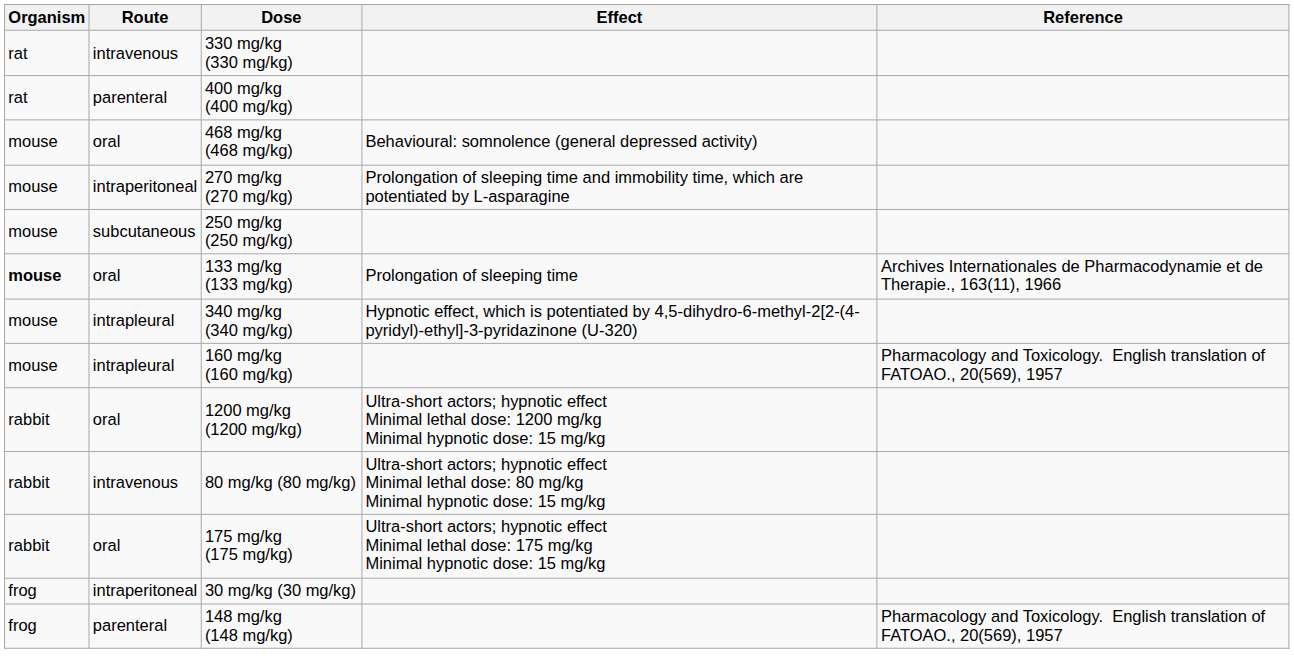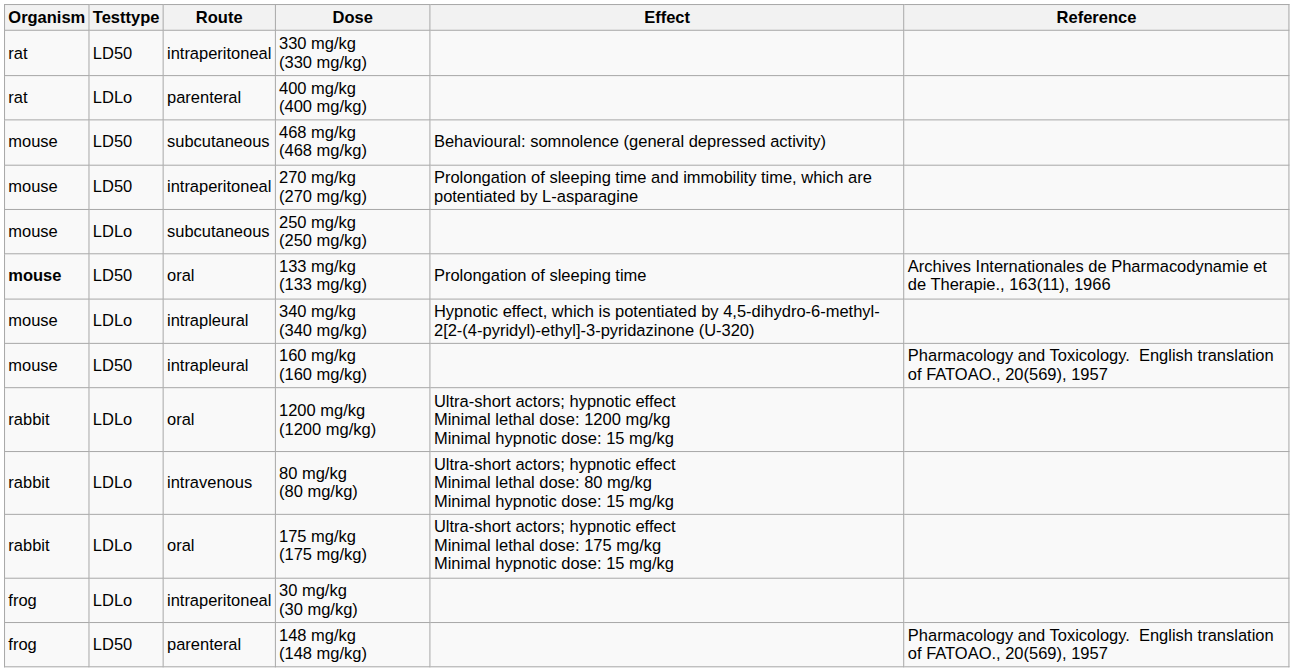+ column: (126, 17)
(135, 52) intravenous -> (219, 52) intraperitoneal
(107, 142) oral -> (218, 142) subcutaneous
